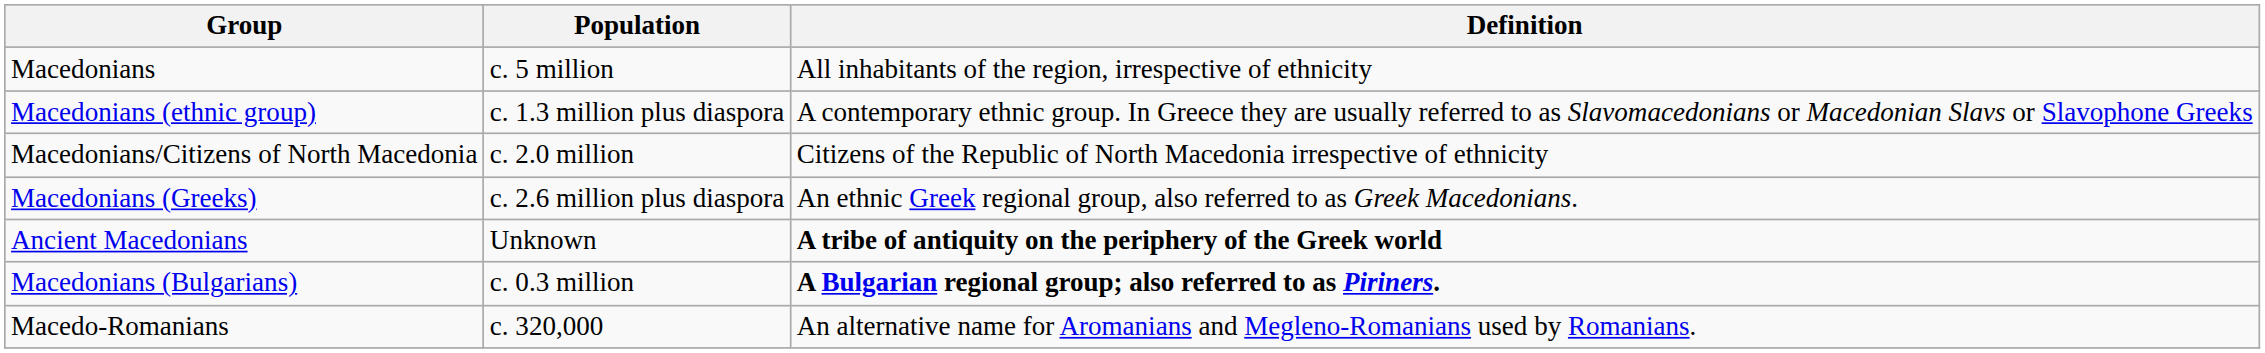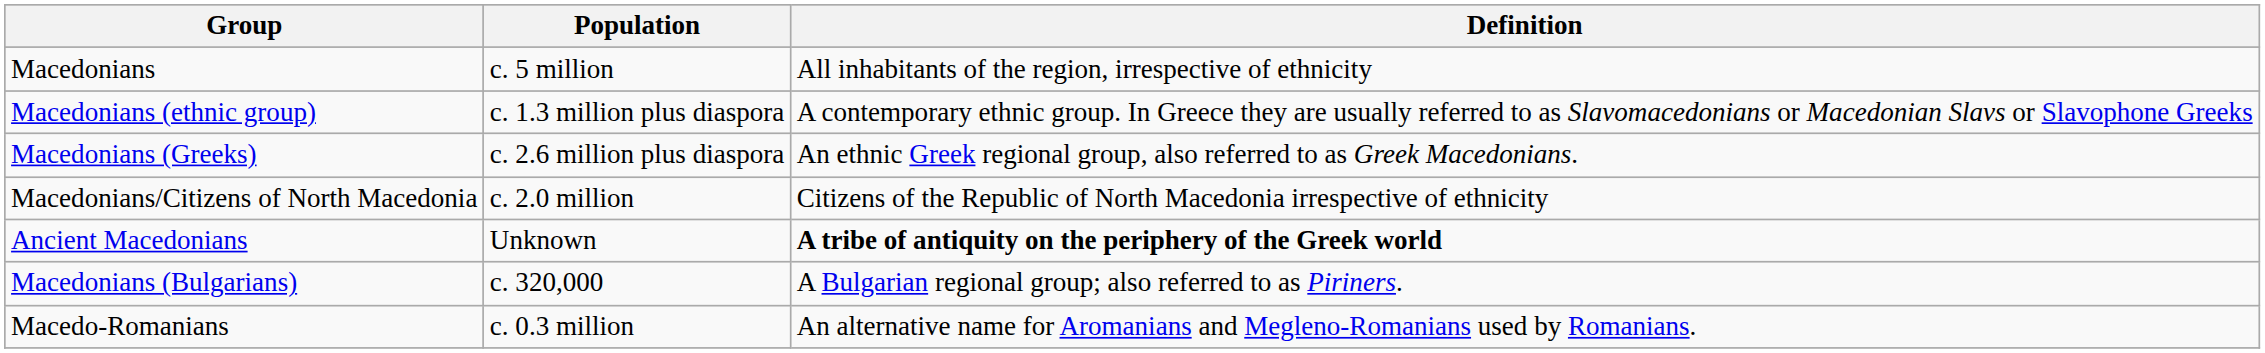rows swapped: (244, 154) <-> (134, 197)
(562, 283) c. 0.3 million -> (547, 283) c. 320,000
(1118, 283) bold -> (1100, 283) normal
(547, 326) c. 320,000 -> (562, 326) c. 0.3 million
